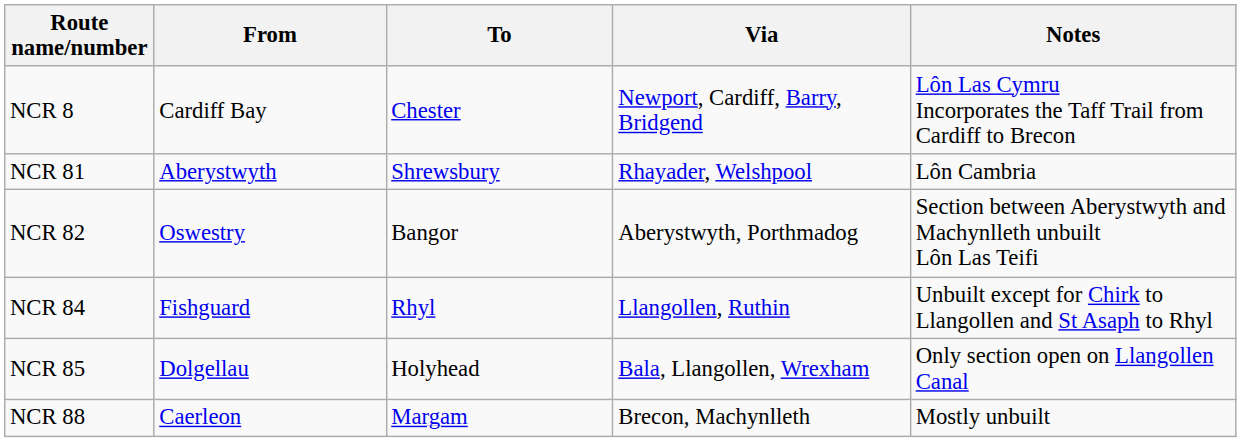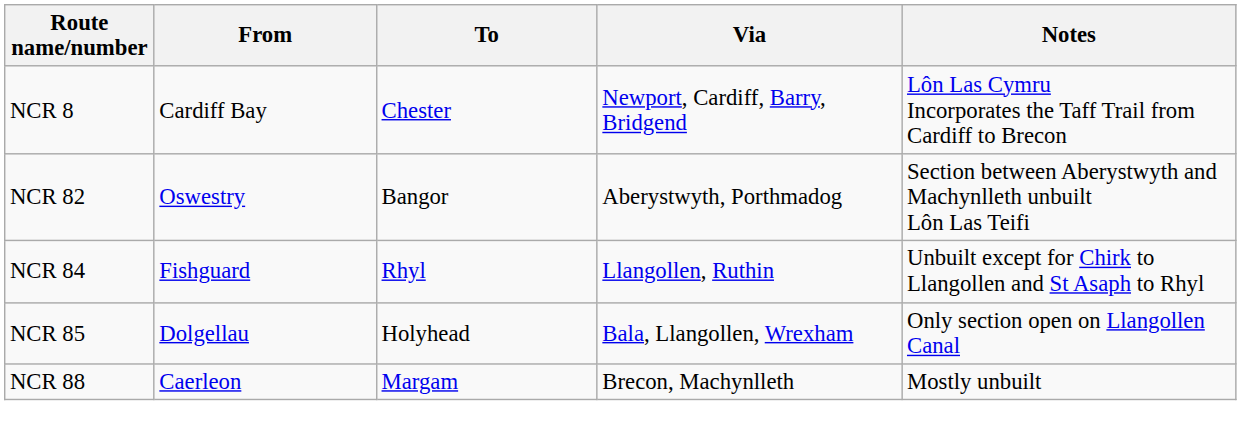- row: (48, 171)
